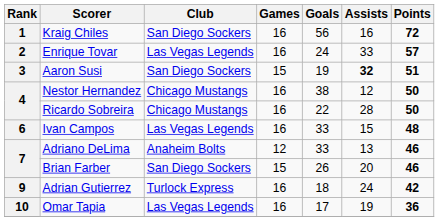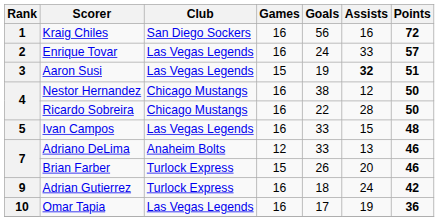(199, 71) San Diego Sockers -> (200, 71) Las Vegas Legends
(22, 129) 6 -> (22, 129) 5
(199, 168) San Diego Sockers -> (190, 168) Turlock Express
